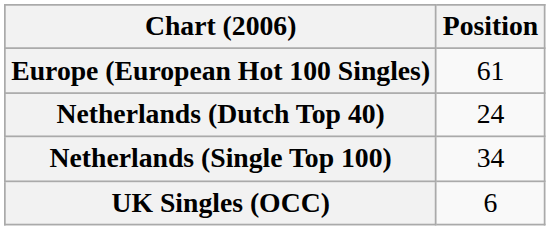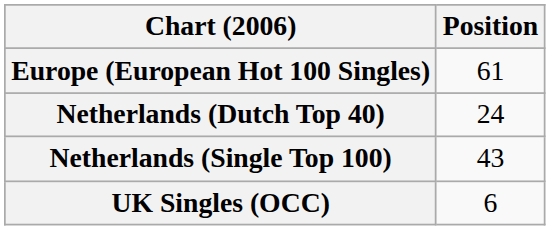(491, 158) 34 -> (491, 158) 43
